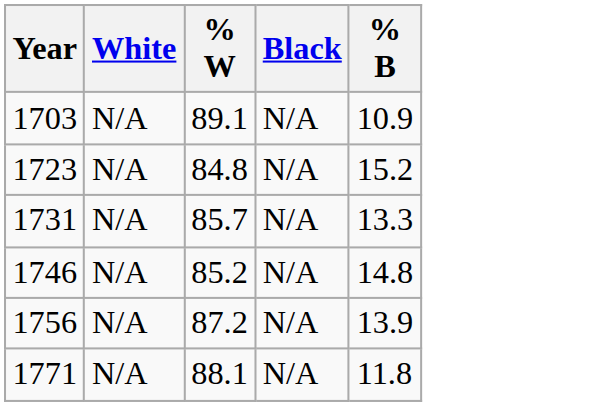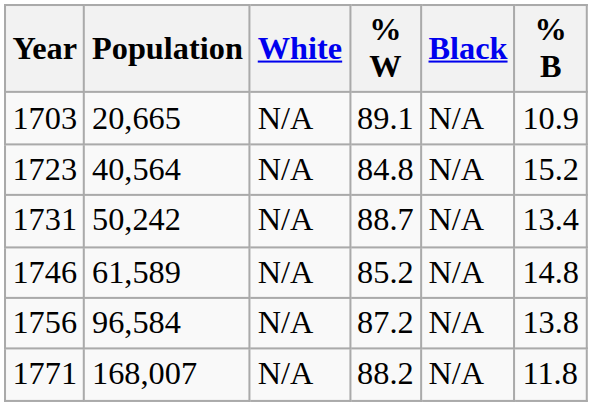+ column: (167, 48)
(220, 220) 85.7 -> (385, 220) 88.7
(385, 220) 13.3 -> (551, 220) 13.4
(385, 322) 13.9 -> (551, 322) 13.8
(220, 374) 88.1 -> (385, 374) 88.2
